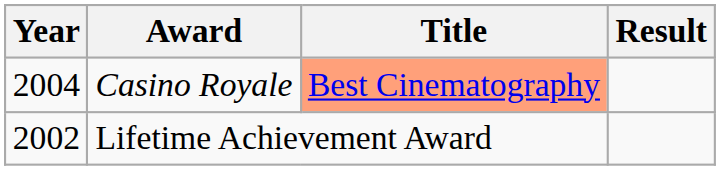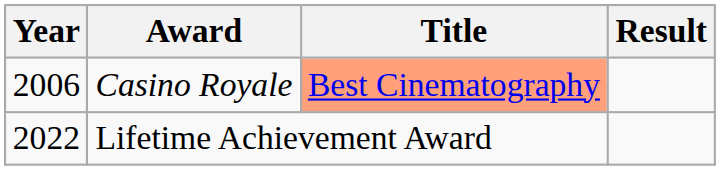(46, 84) 2004 -> (46, 84) 2006
(46, 137) 2002 -> (46, 137) 2022
